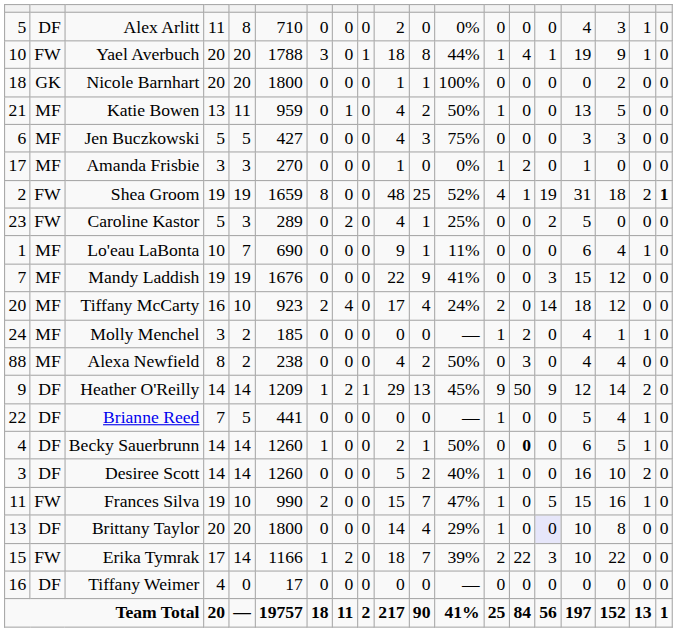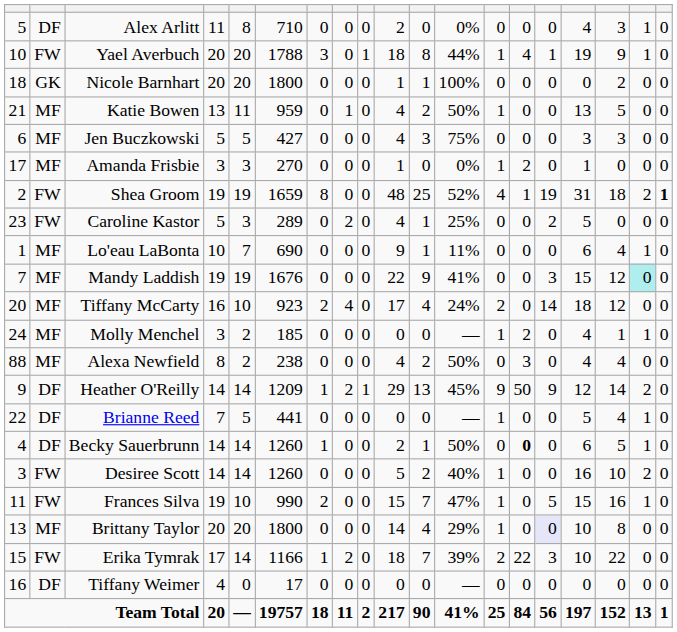(647, 277) no background -> (647, 277) paleturquoise background
(49, 473) DF -> (48, 473) FW
(49, 528) DF -> (48, 528) MF
